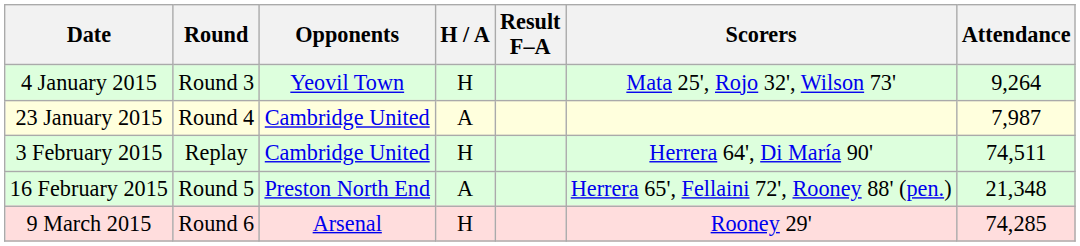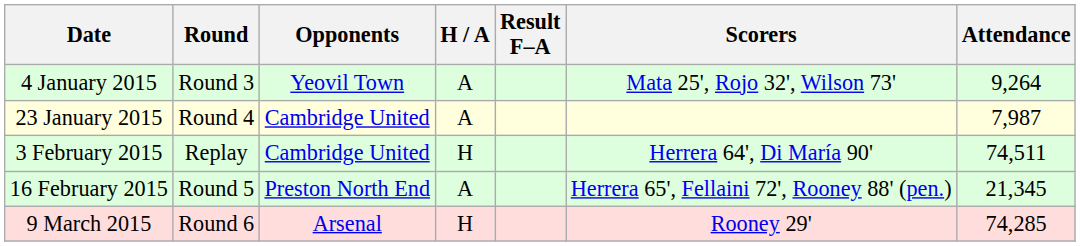(465, 82) H -> (465, 82) A
(1016, 188) 21,348 -> (1016, 188) 21,345
